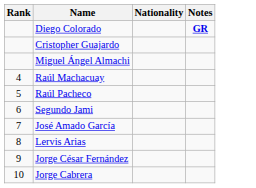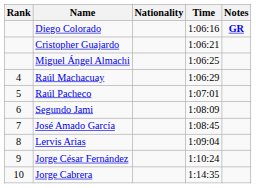+ column: (204, 12)
